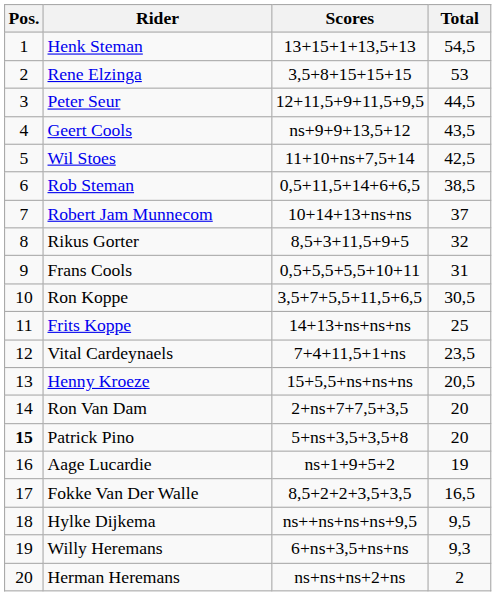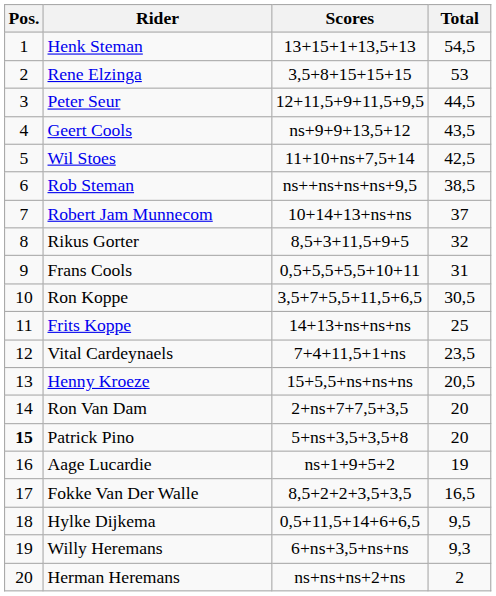(350, 185) 0,5+11,5+14+6+6,5 -> (350, 185) ns++ns+ns+ns+9,5
(350, 520) ns++ns+ns+ns+9,5 -> (350, 520) 0,5+11,5+14+6+6,5
